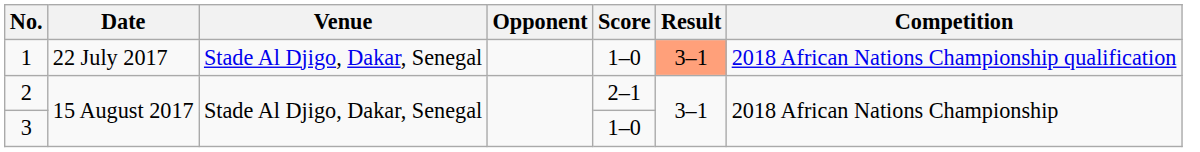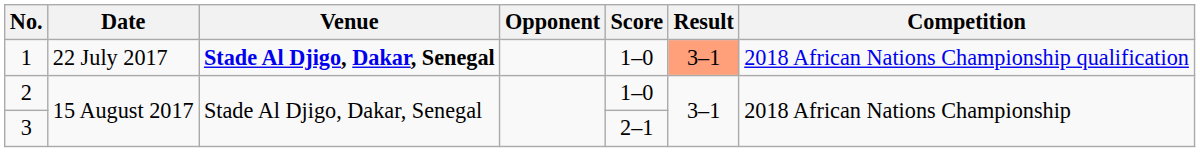(343, 57) normal -> (349, 57) bold
(624, 92) 2–1 -> (637, 92) 1–0
(624, 127) 1–0 -> (637, 127) 2–1
